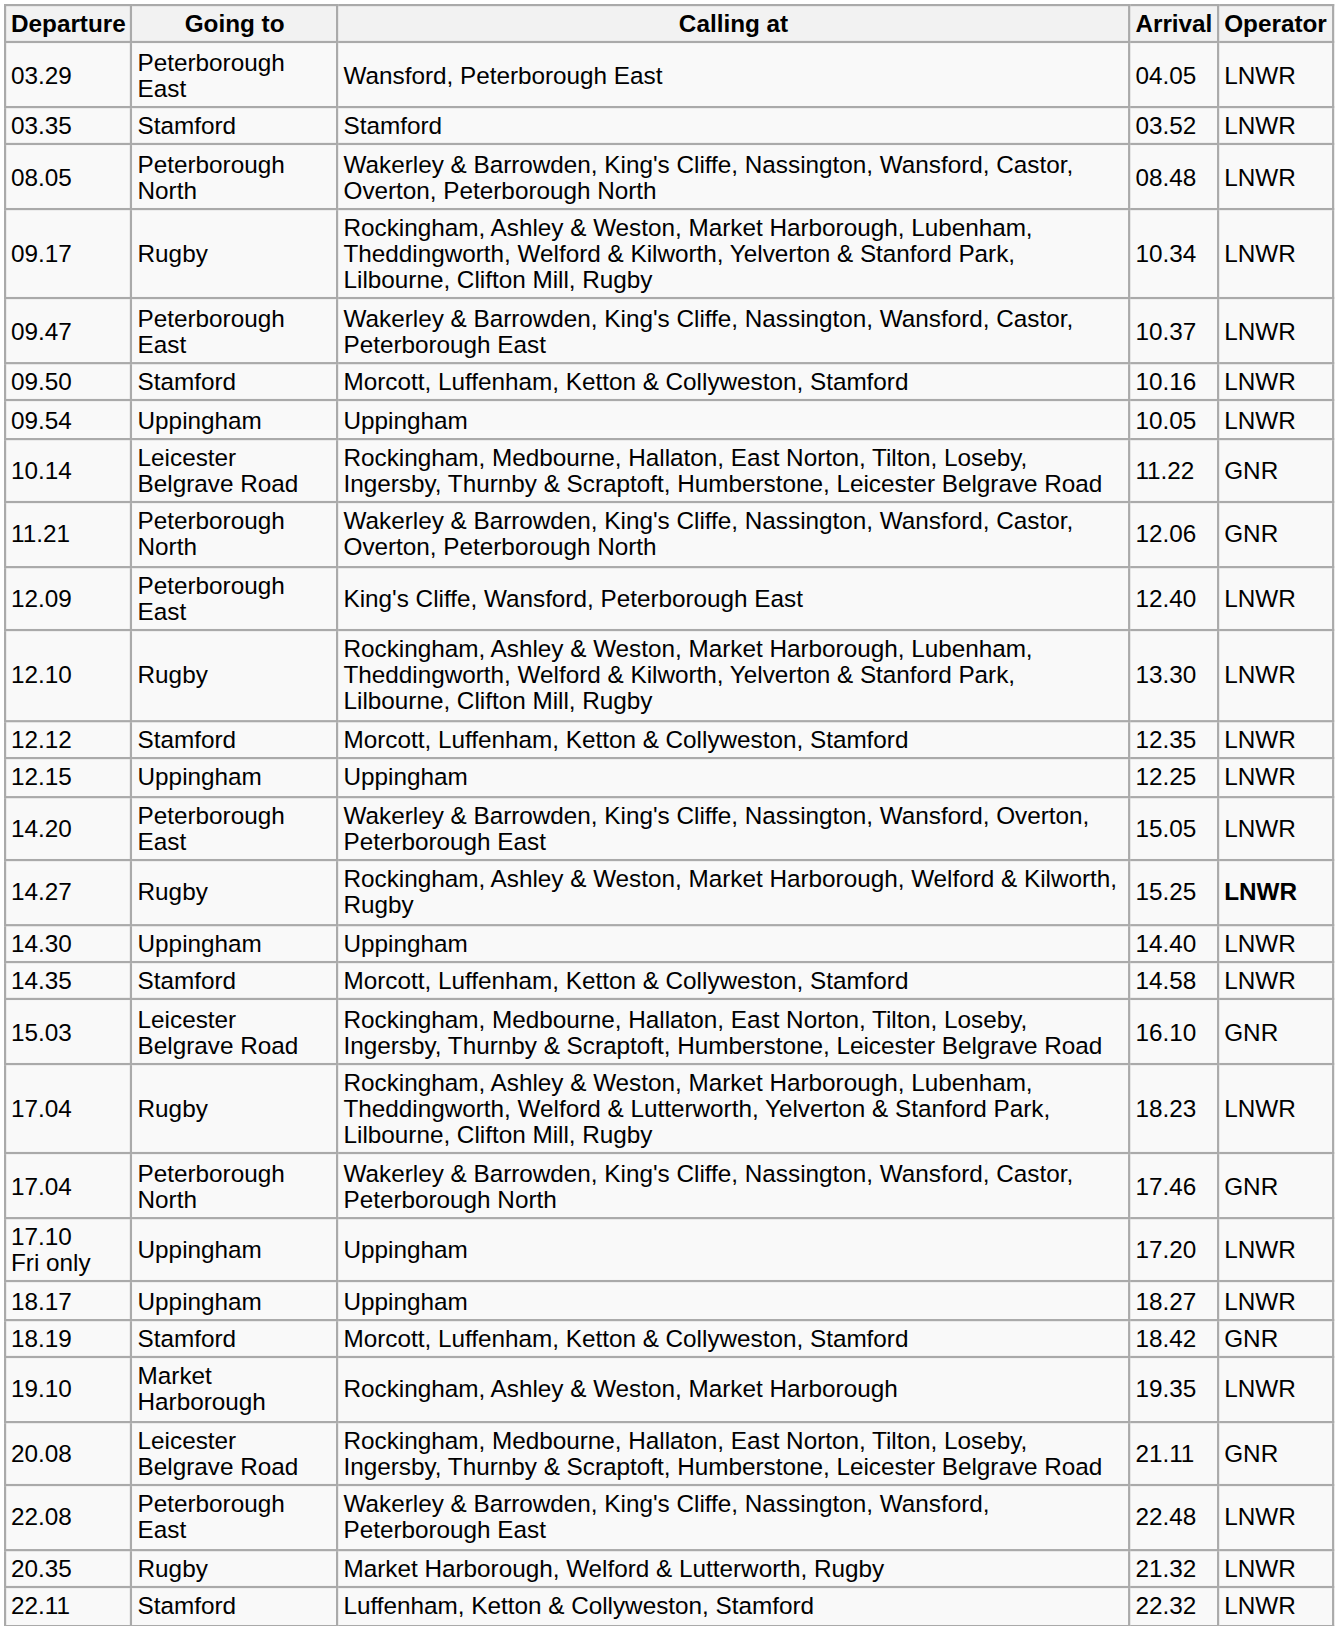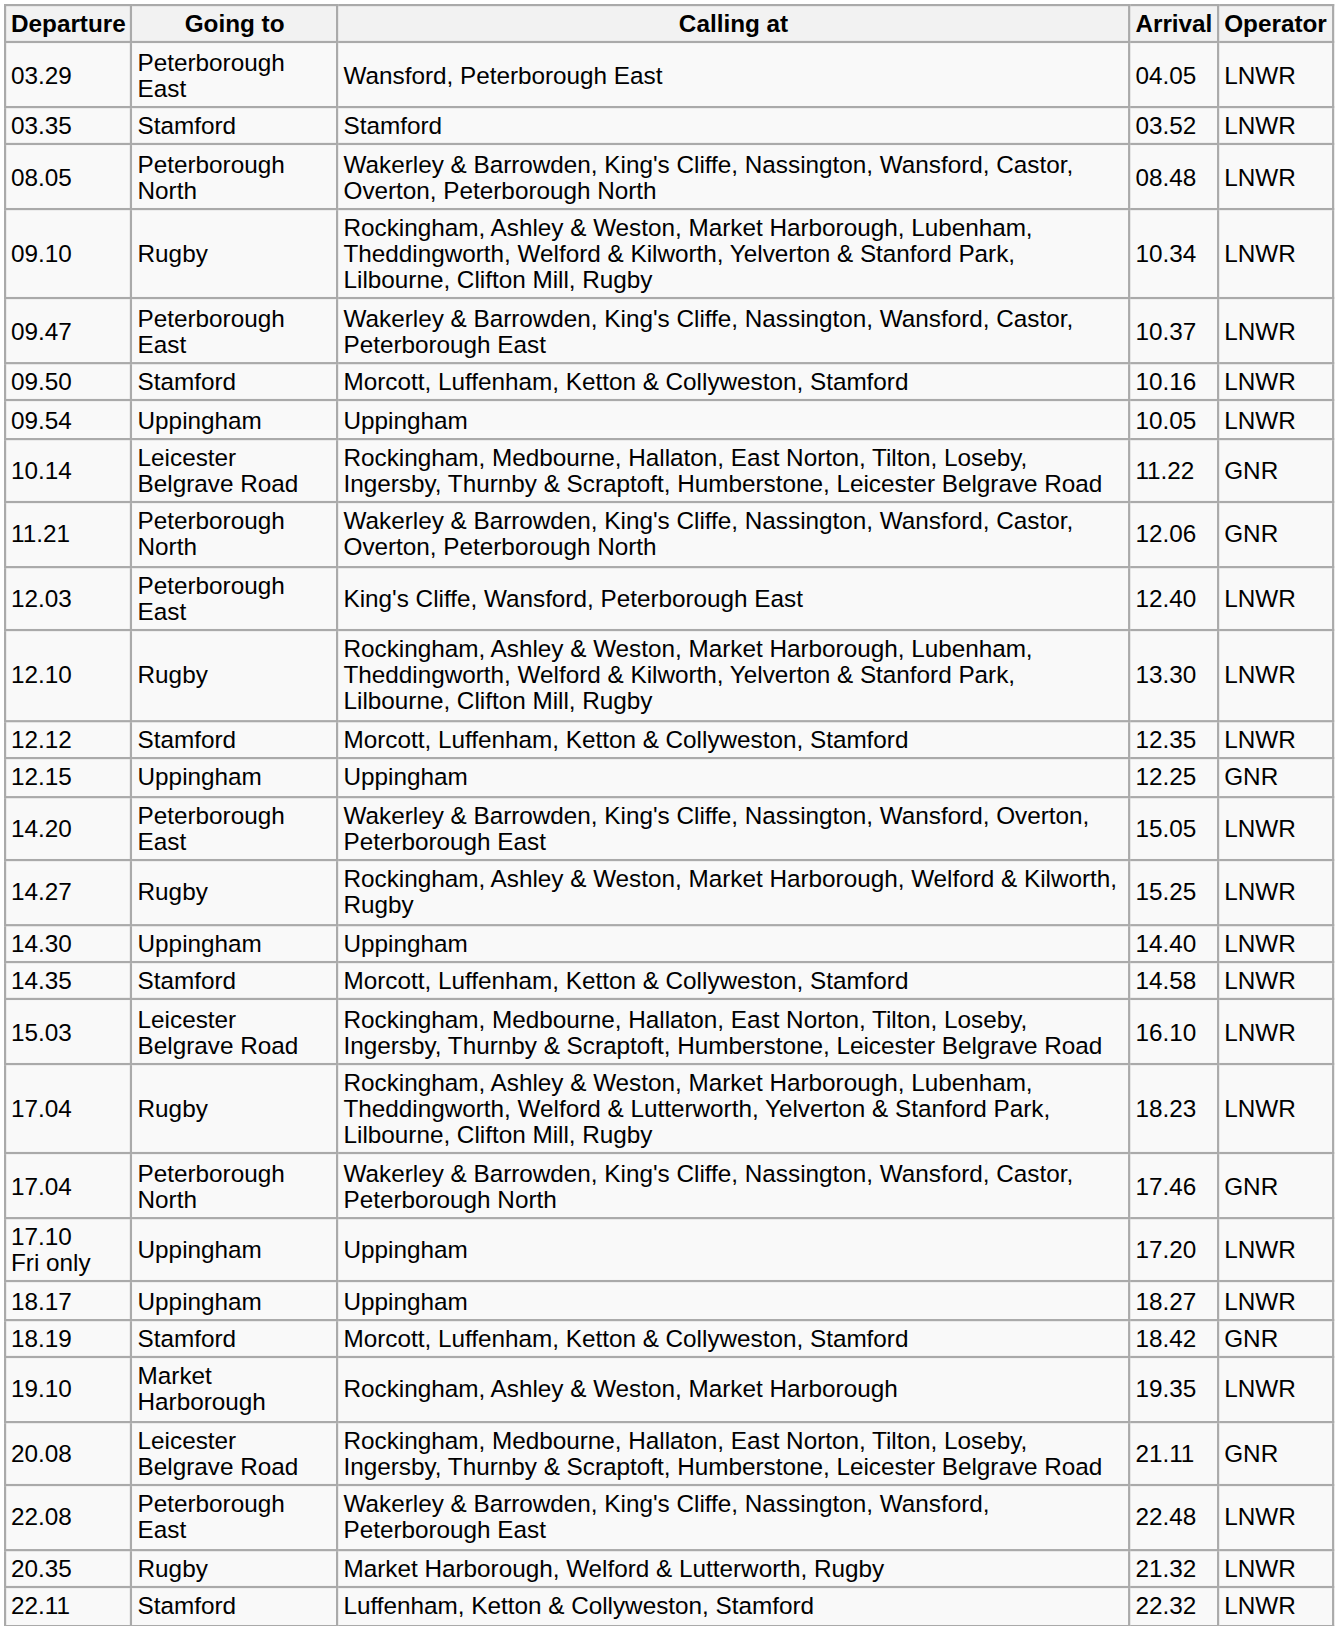(41, 254) 09.17 -> (41, 254) 09.10
(41, 599) 12.09 -> (41, 599) 12.03
(1260, 777) LNWR -> (1251, 777) GNR
(1261, 892) bold -> (1260, 892) normal
(1251, 1032) GNR -> (1260, 1032) LNWR
